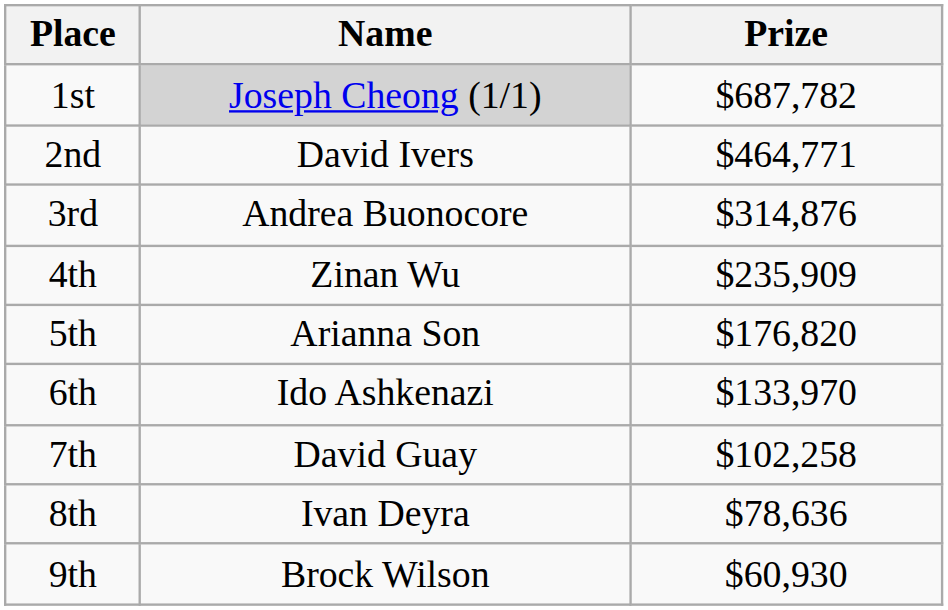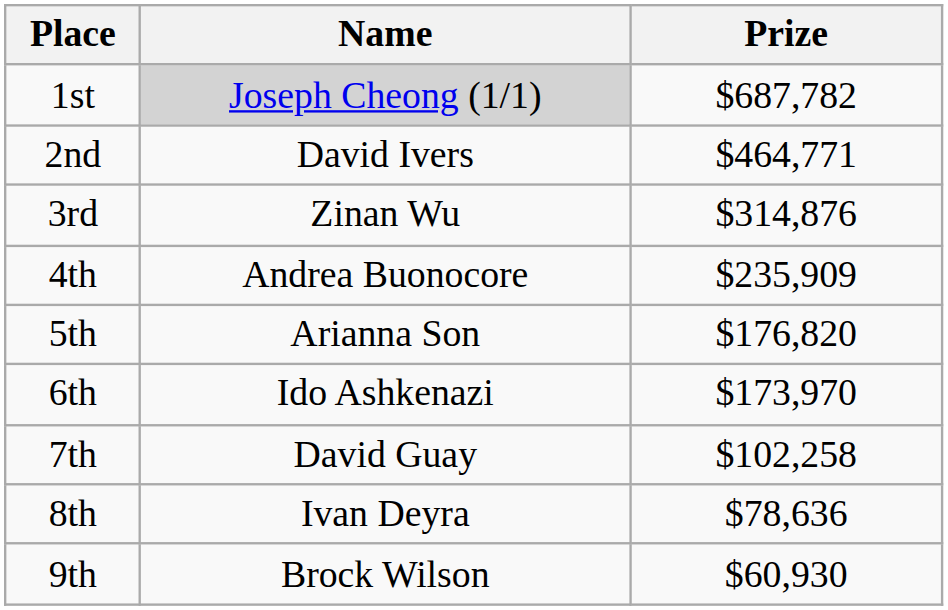(385, 214) Andrea Buonocore -> (385, 214) Zinan Wu
(385, 273) Zinan Wu -> (385, 273) Andrea Buonocore
(786, 393) $133,970 -> (786, 393) $173,970
